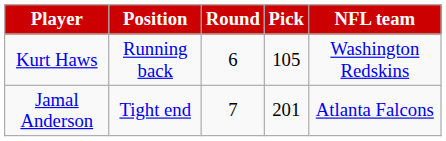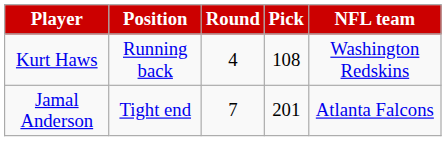(233, 59) 6 -> (233, 59) 4
(286, 59) 105 -> (286, 59) 108
